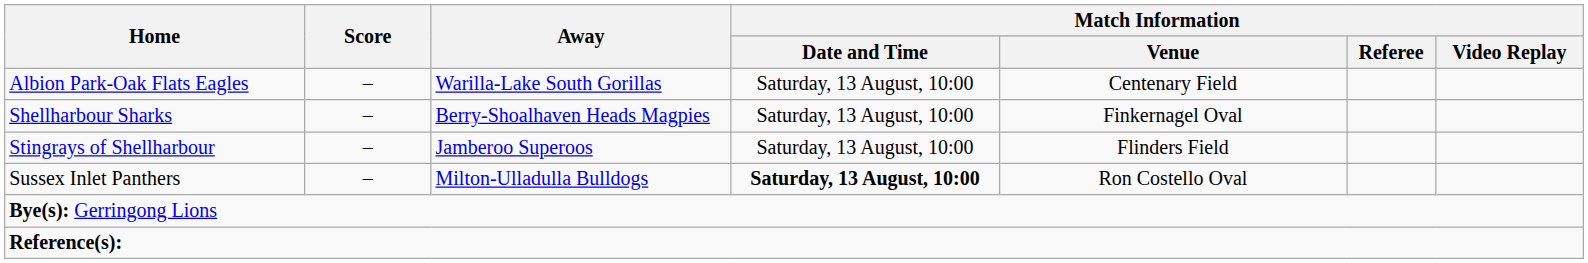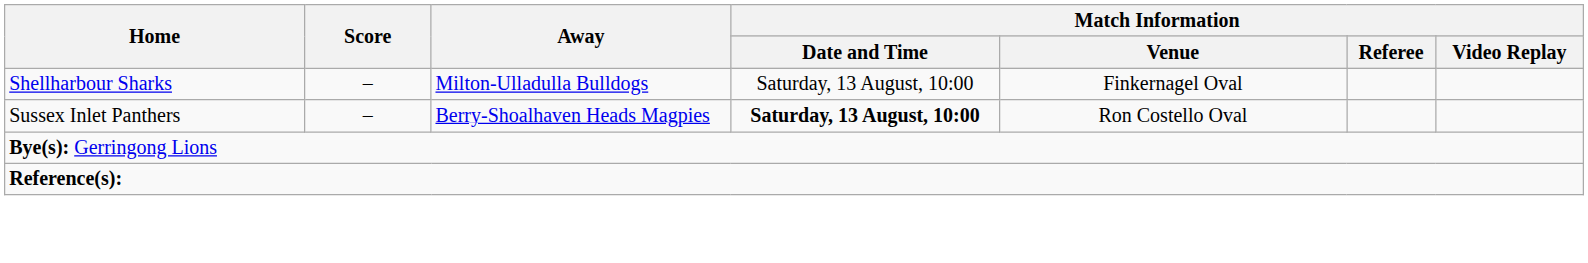- row: (129, 83)
(573, 115) Berry-Shoalhaven Heads Magpies -> (542, 83) Milton-Ulladulla Bulldogs
- row: (112, 147)
(542, 178) Milton-Ulladulla Bulldogs -> (573, 115) Berry-Shoalhaven Heads Magpies
